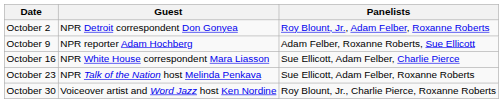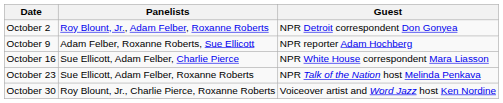columns swapped: (168, 12) <-> (388, 12)
